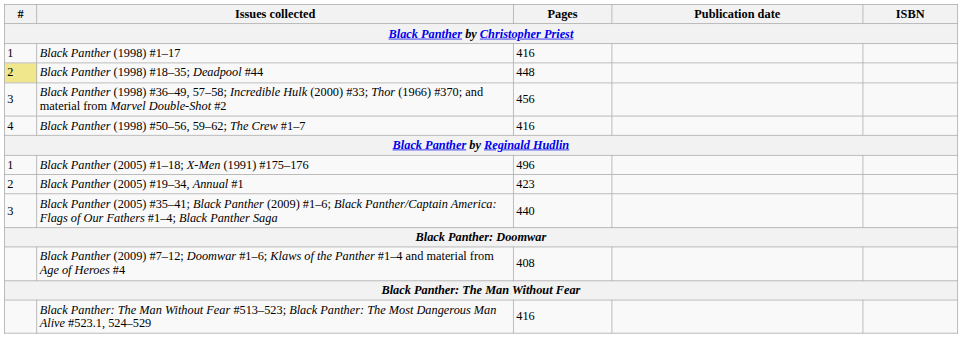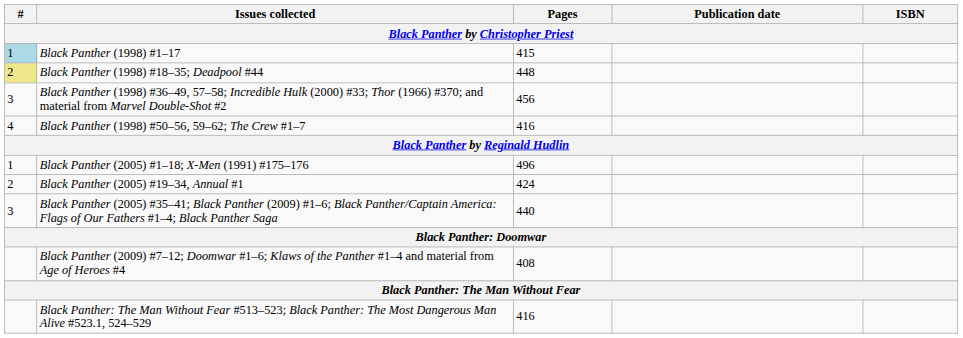(10, 53) no background -> (10, 53) lightblue background
(525, 53) 416 -> (525, 53) 415
(525, 184) 423 -> (525, 184) 424
